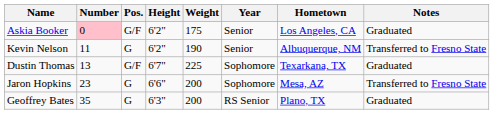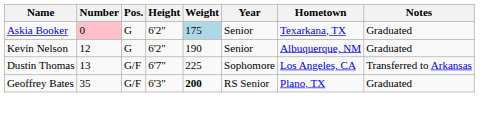(132, 30) G/F -> (128, 30) G
(194, 30) no background -> (194, 30) lightblue background
(318, 30) Los Angeles, CA -> (313, 30) Texarkana, TX
(85, 48) 11 -> (85, 48) 12
(426, 48) Transferred to Fresno State -> (389, 48) Graduated
(313, 65) Texarkana, TX -> (318, 65) Los Angeles, CA
(389, 65) Graduated -> (419, 65) Transferred to Arkansas
- row: (39, 83)
(128, 100) G -> (132, 83) G/F
(194, 100) normal -> (194, 83) bold
